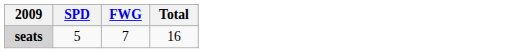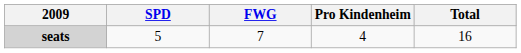+ column: (363, 15)
